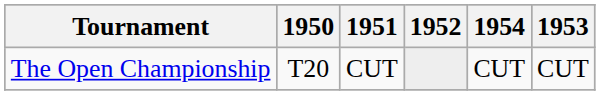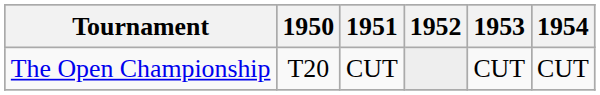columns swapped: (563, 25) <-> (499, 25)
